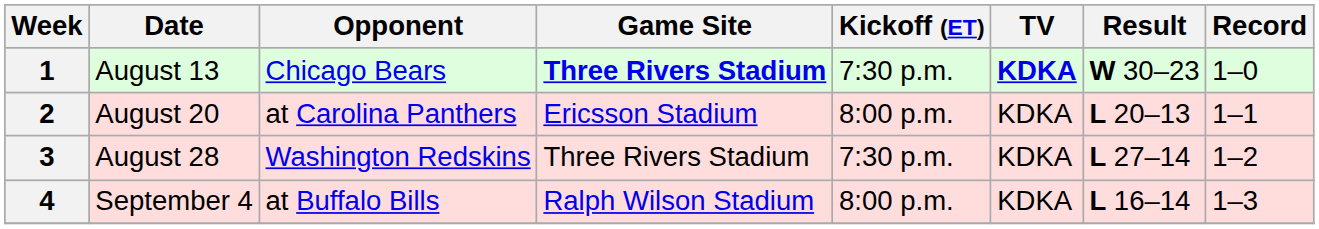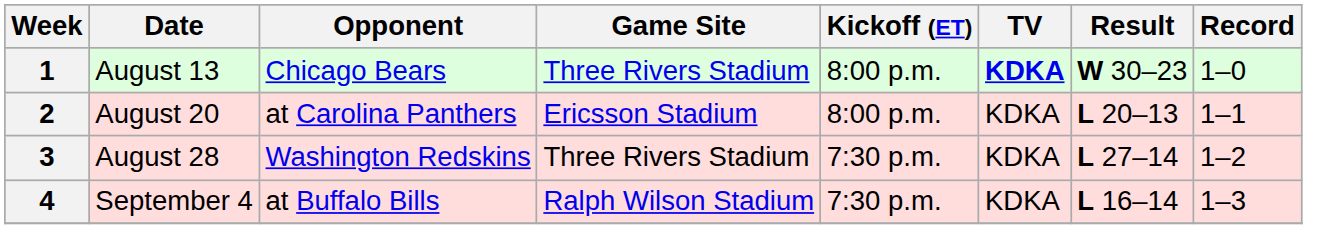(685, 69) bold -> (676, 69) normal
(896, 69) 7:30 p.m. -> (884, 69) 8:00 p.m.
(896, 200) 8:00 p.m. -> (884, 200) 7:30 p.m.
